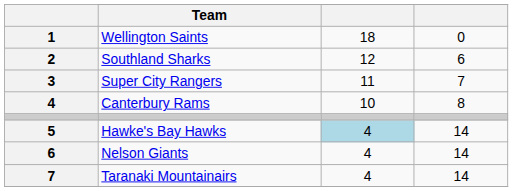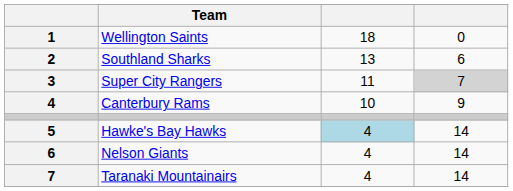(368, 59) 12 -> (368, 59) 13
(461, 81) no background -> (461, 81) lightgrey background
(461, 103) 8 -> (461, 103) 9
